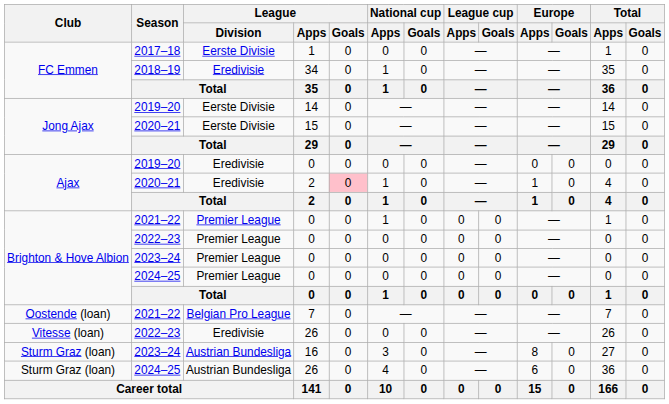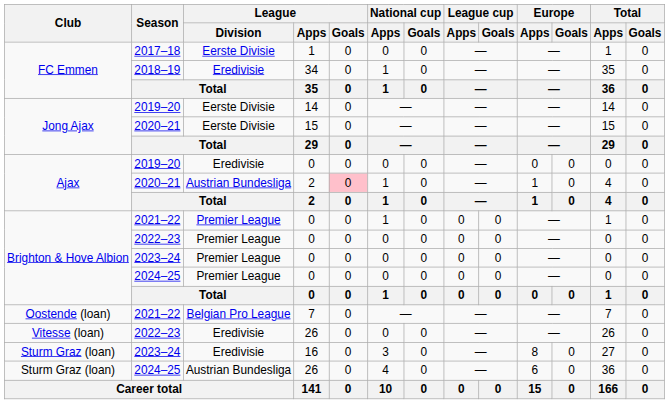(239, 182) Eredivisie -> (239, 182) Austrian Bundesliga
(239, 351) Austrian Bundesliga -> (239, 351) Eredivisie
